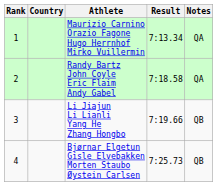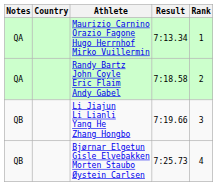columns swapped: (16, 11) <-> (199, 11)
